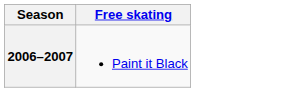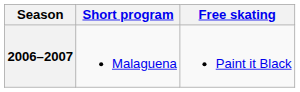+ column: (128, 14)
